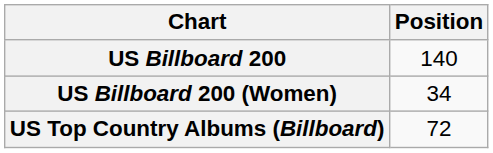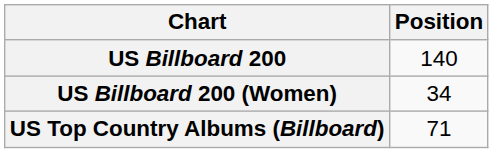(439, 128) 72 -> (439, 128) 71
